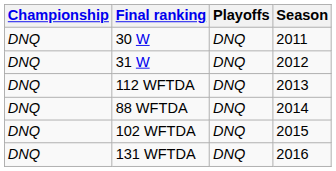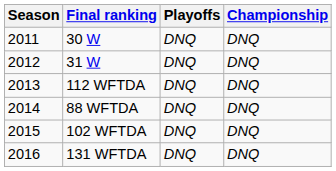columns swapped: (302, 16) <-> (58, 16)
